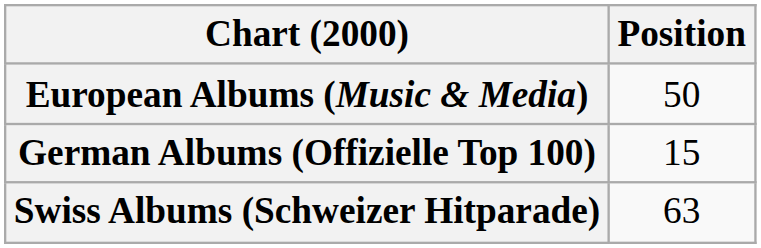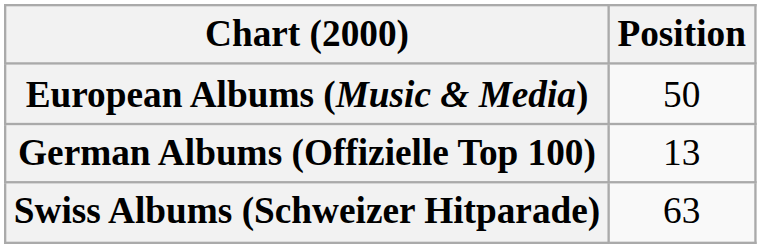(682, 152) 15 -> (682, 152) 13
